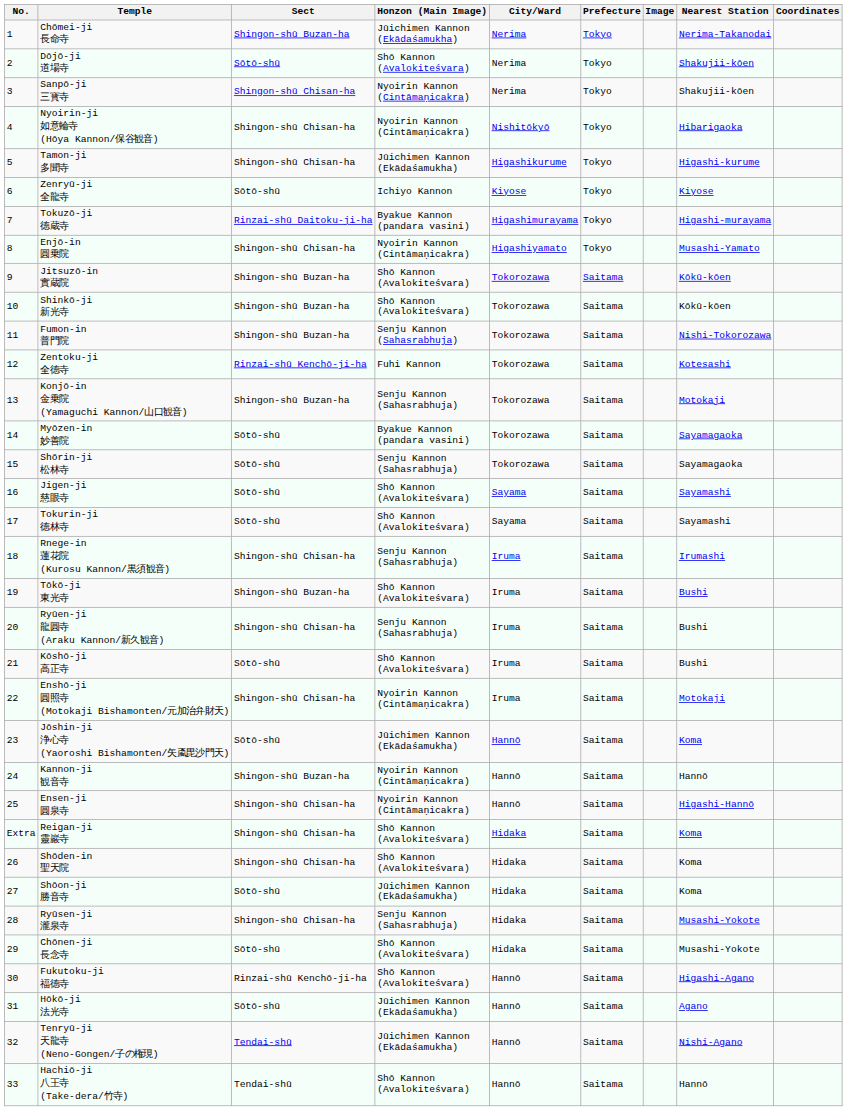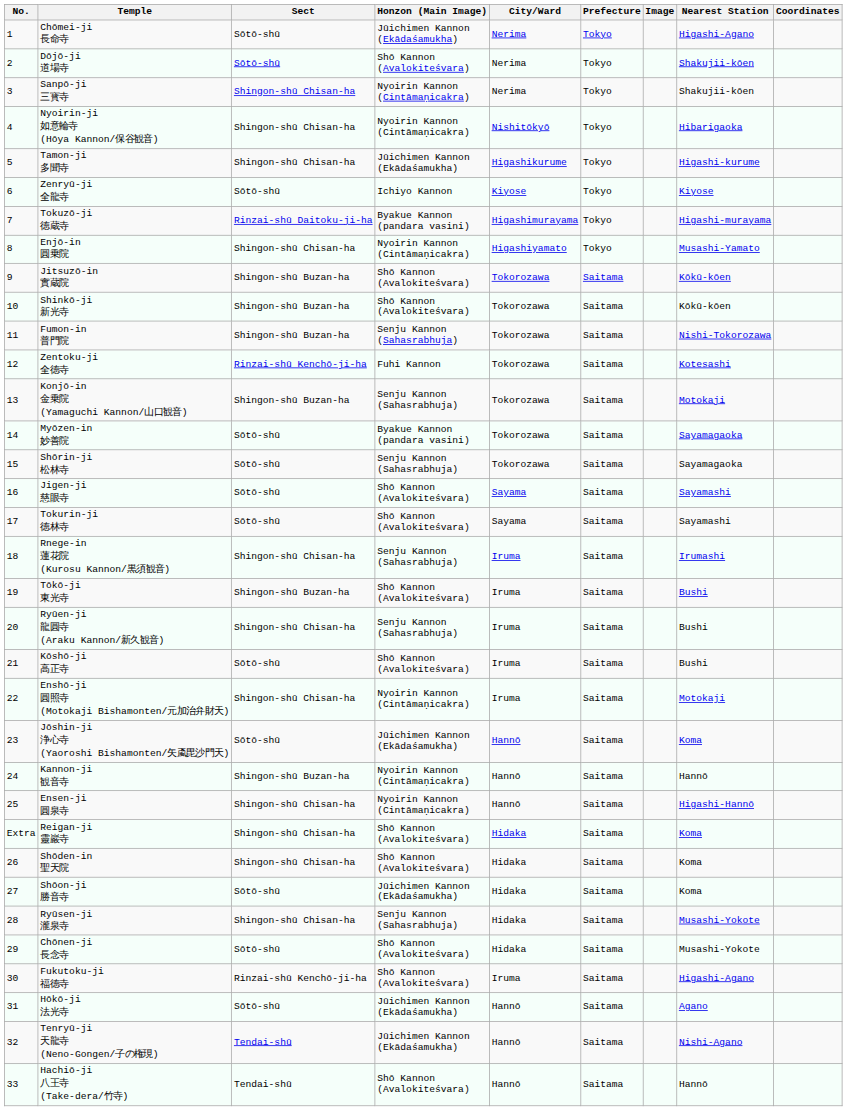(292, 35) Shingon-shū Buzan-ha -> (257, 35) Sōtō-shū
(725, 35) Nerima-Takanodai -> (716, 35) Higashi-Agano
(506, 979) Hannō -> (506, 979) Iruma
